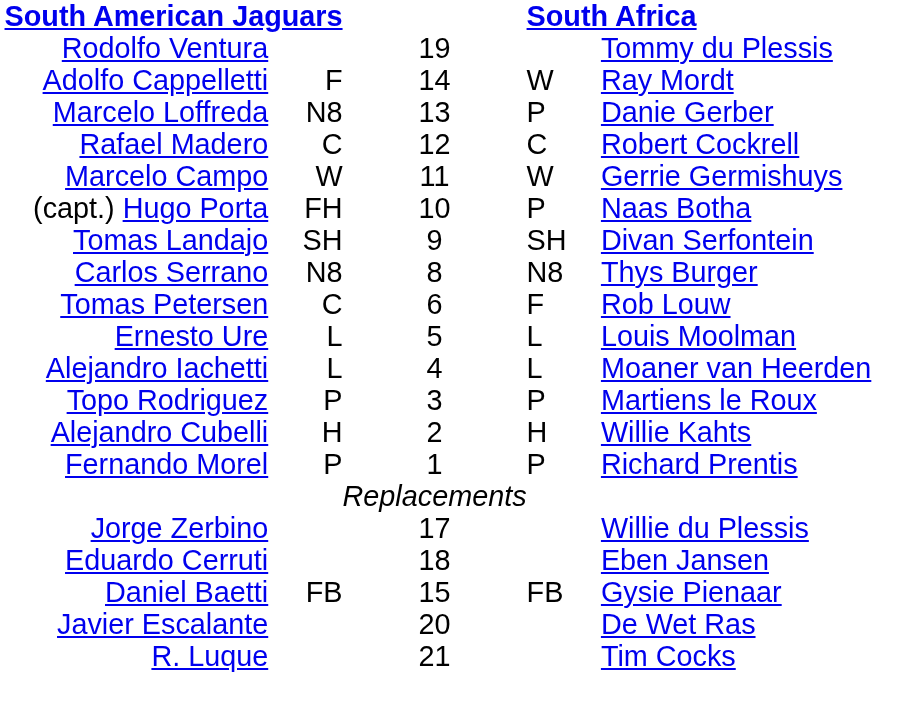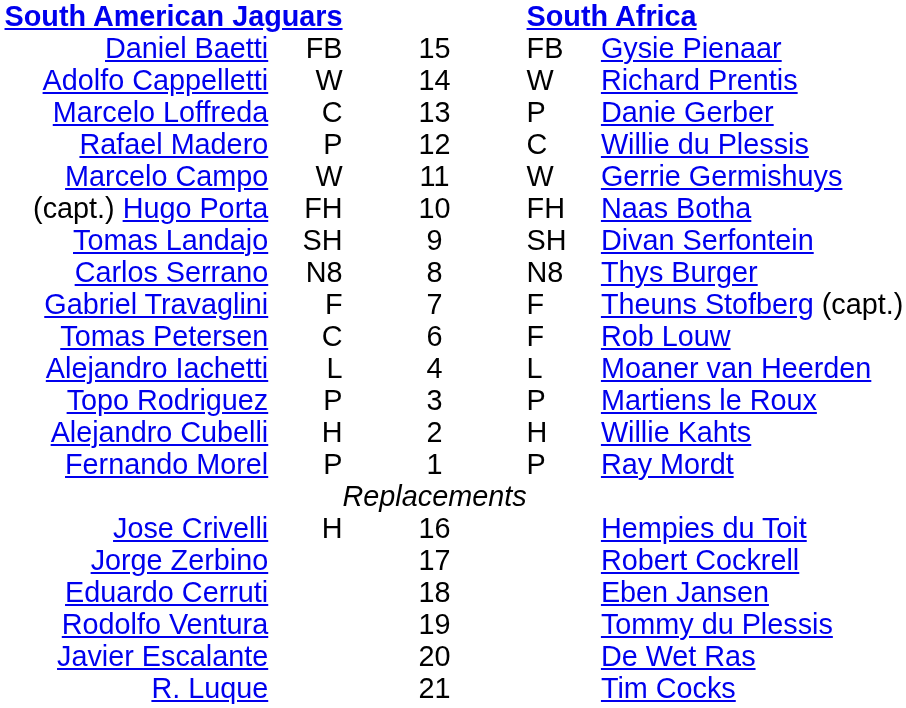rows swapped: (187, 592) <-> (165, 48)
(334, 80) F -> (329, 80) W
(667, 80) Ray Mordt -> (699, 80) Richard Prentis
(324, 112) N8 -> (332, 112) C
(332, 144) C -> (333, 144) P
(700, 144) Robert Cockrell -> (705, 144) Willie du Plessis
(536, 208) P -> (546, 208) FH
+ row: (156, 304)
- row: (191, 336)
(699, 464) Richard Prentis -> (667, 464) Ray Mordt
+ row: (191, 528)
(705, 528) Willie du Plessis -> (700, 560) Robert Cockrell
